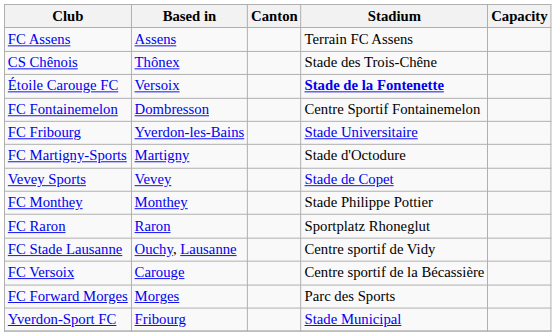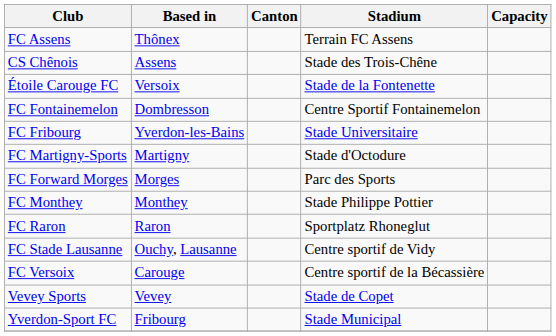(155, 39) Assens -> (157, 39) Thônex
(157, 62) Thônex -> (155, 62) Assens
(374, 86) bold -> (370, 86) normal
rows swapped: (68, 296) <-> (47, 179)
